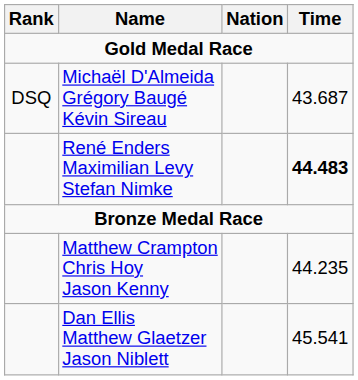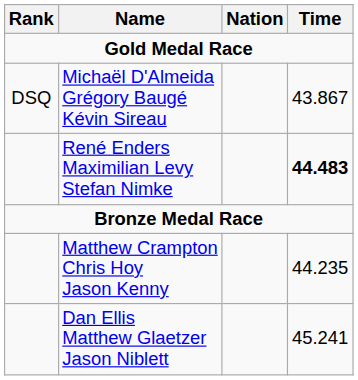(320, 98) 43.687 -> (320, 98) 43.867
(320, 339) 45.541 -> (320, 339) 45.241
